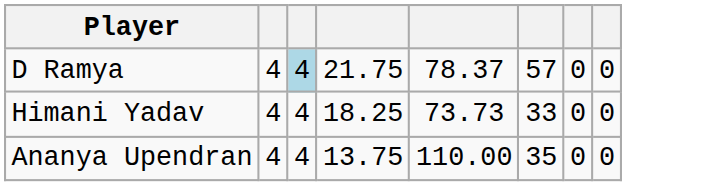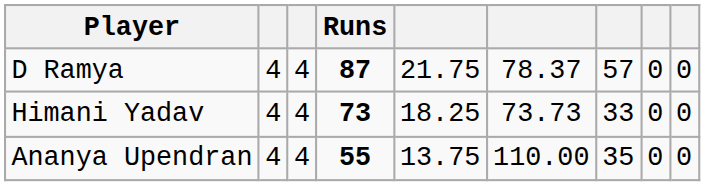+ column: (355, 27)
(302, 70) lightblue background -> (302, 70) no background
